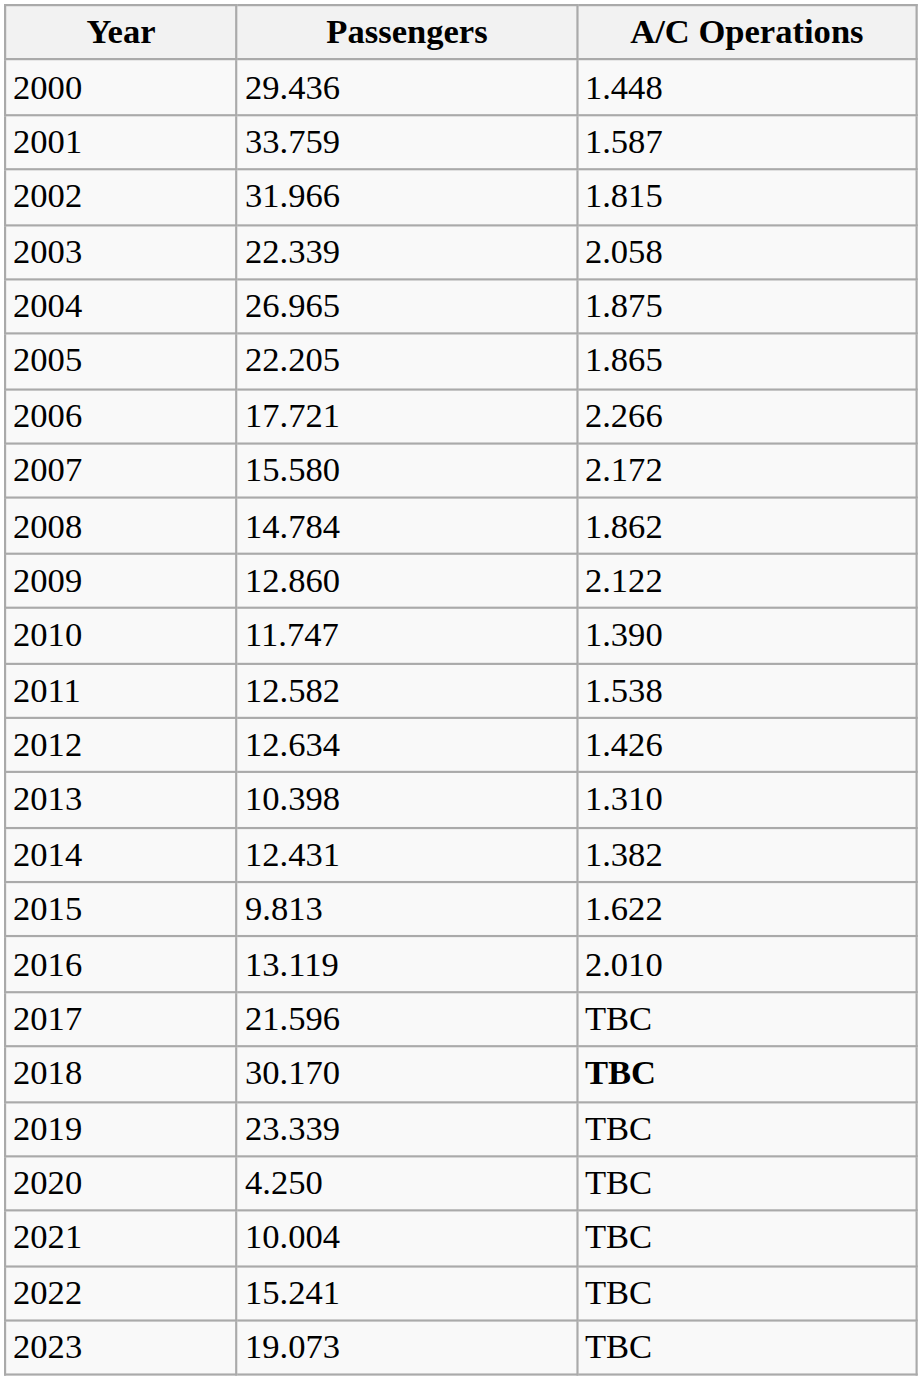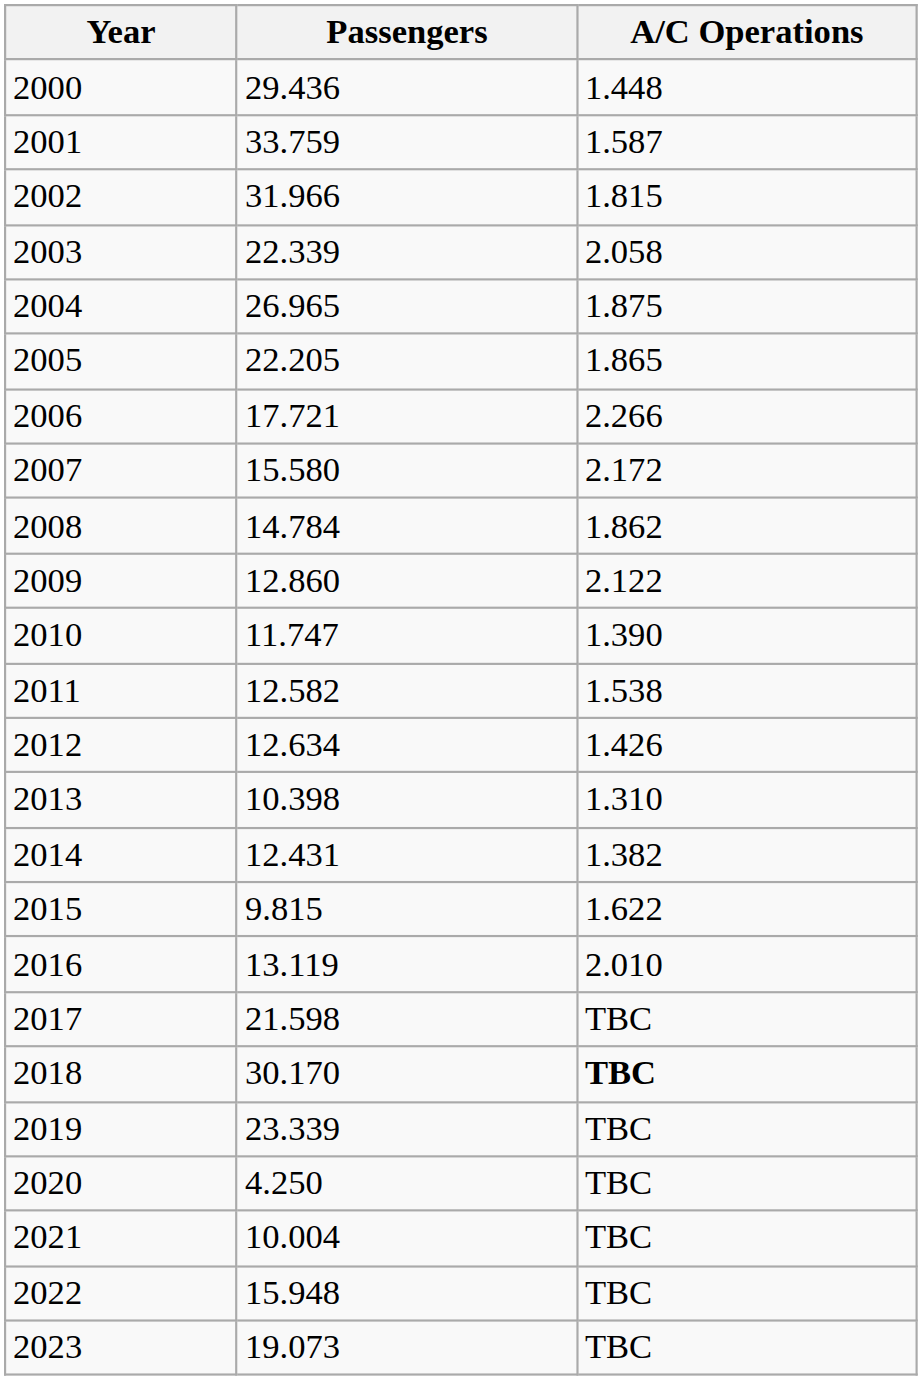(284, 908) 9.813 -> (284, 908) 9.815
(292, 1018) 21.596 -> (292, 1018) 21.598
(292, 1292) 15.241 -> (292, 1292) 15.948
